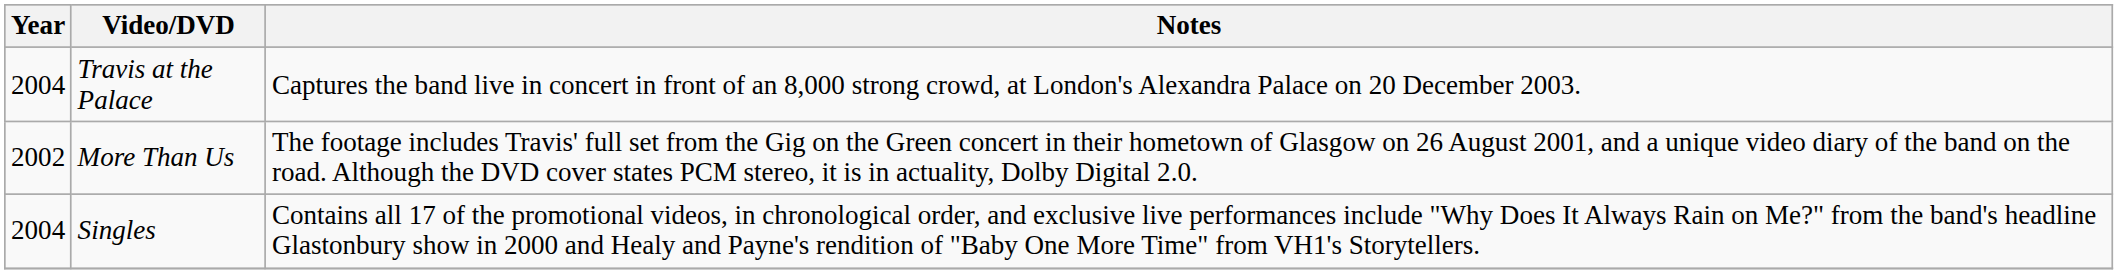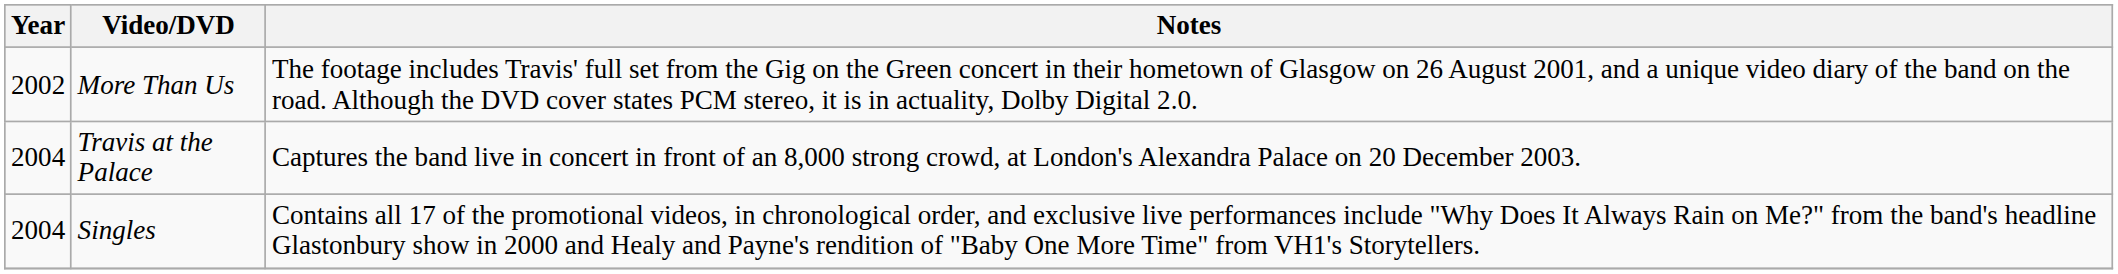rows swapped: (156, 157) <-> (145, 84)
